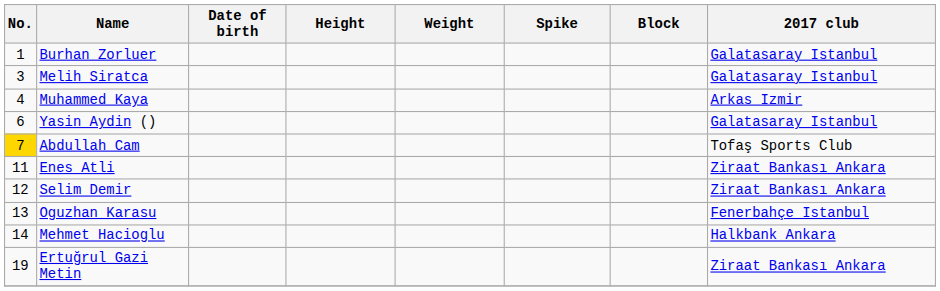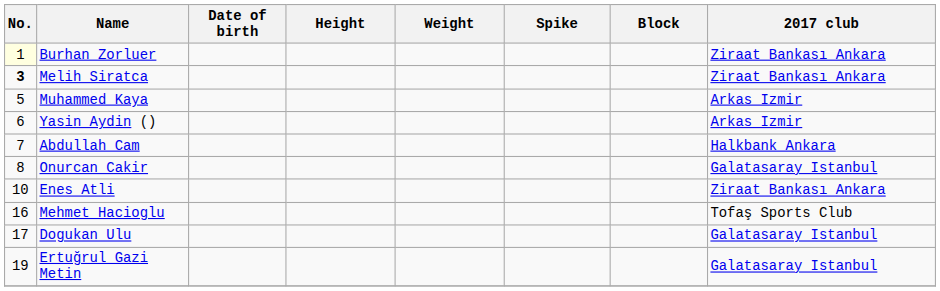(20, 55) no background -> (20, 55) lightyellow background
(794, 55) Galatasaray Istanbul -> (798, 55) Ziraat Bankası Ankara
(20, 77) normal -> (20, 77) bold
(794, 77) Galatasaray Istanbul -> (798, 77) Ziraat Bankası Ankara
(20, 100) 4 -> (20, 100) 5
(794, 123) Galatasaray Istanbul -> (756, 123) Arkas Izmir
(20, 145) gold background -> (20, 145) no background
(781, 145) Tofaş Sports Club -> (773, 145) Halkbank Ankara
+ row: (94, 168)
(20, 168) 11 -> (20, 191) 10
- row: (85, 191)
- row: (98, 213)
(20, 236) 14 -> (20, 213) 16
(773, 236) Halkbank Ankara -> (781, 213) Tofaş Sports Club
+ row: (85, 236)
(798, 267) Ziraat Bankası Ankara -> (794, 267) Galatasaray Istanbul
